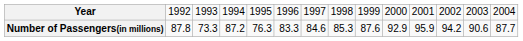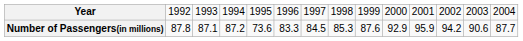(208, 28) 73.3 -> (208, 28) 87.1
(262, 28) 76.3 -> (262, 28) 73.6
(316, 28) 84.6 -> (316, 28) 84.5
